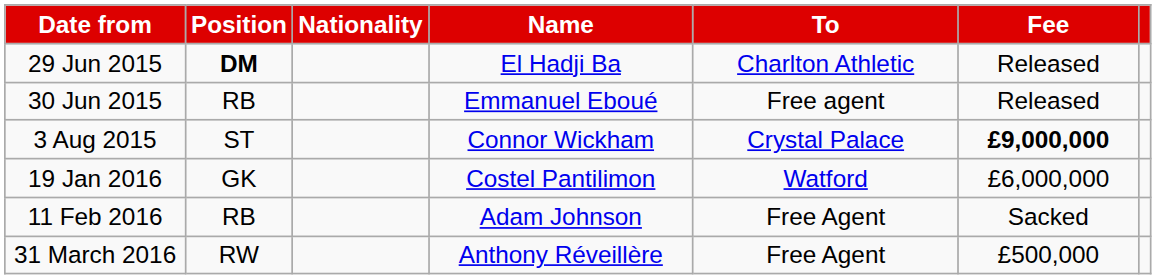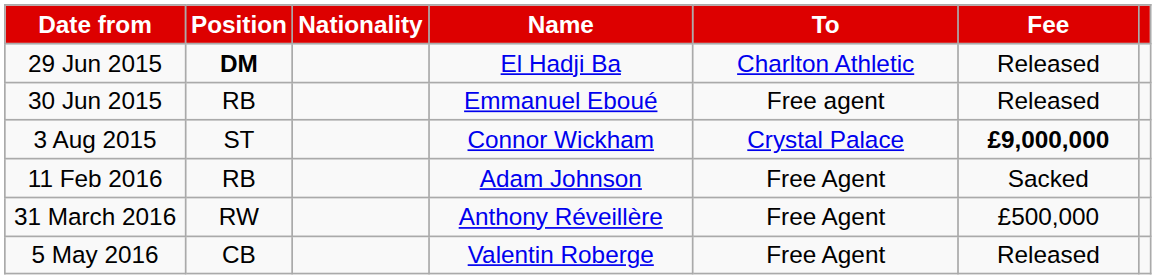- row: (95, 178)
+ row: (95, 255)
